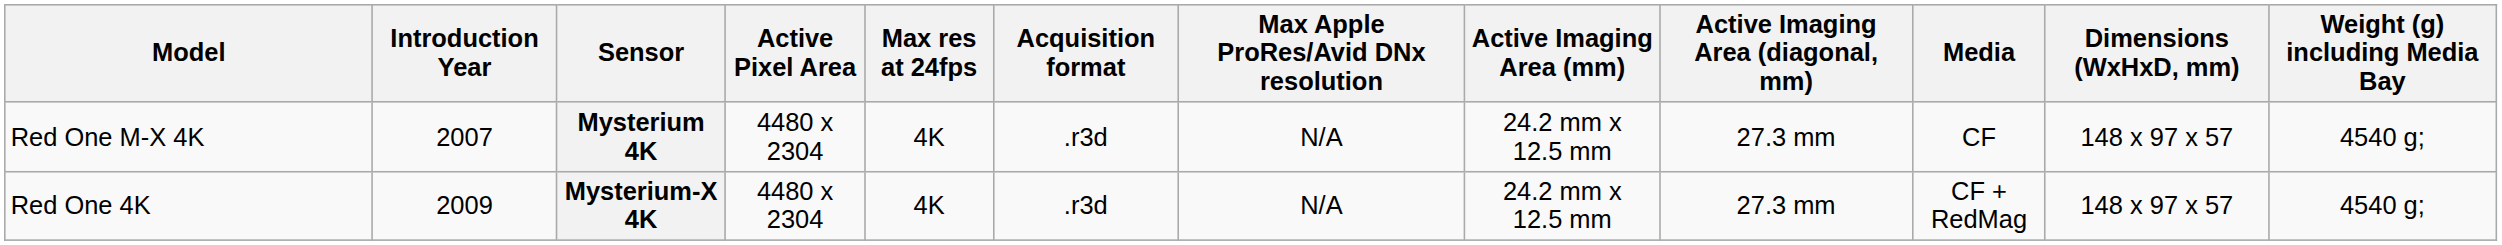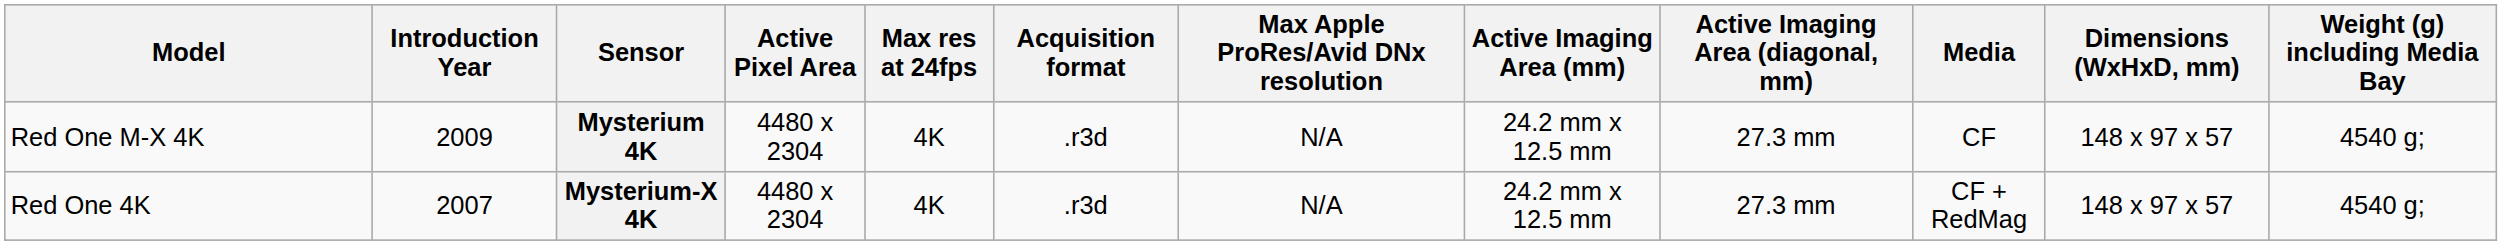(465, 136) 2007 -> (465, 136) 2009
(465, 205) 2009 -> (465, 205) 2007
